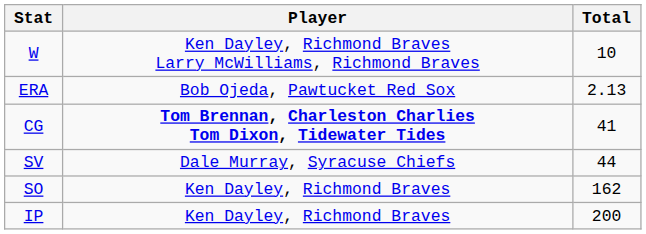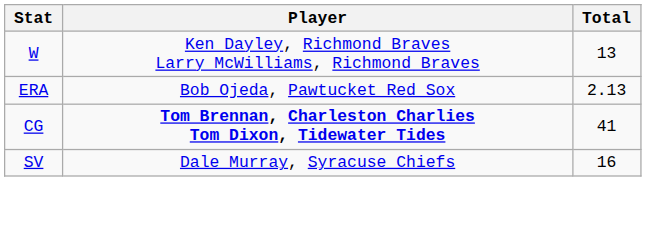(607, 54) 10 -> (607, 54) 13
(607, 163) 44 -> (607, 163) 16
- row: (34, 189)
- row: (34, 216)
